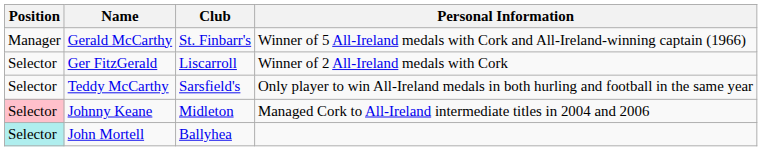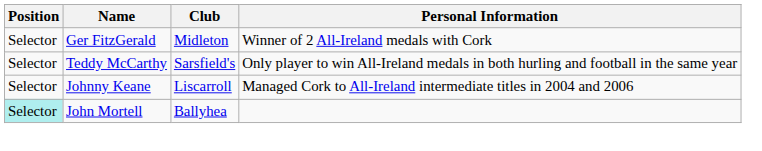- row: (120, 39)
(208, 63) Liscarroll -> (201, 39) Midleton
(32, 110) pink background -> (32, 87) no background
(206, 110) Midleton -> (203, 87) Liscarroll
